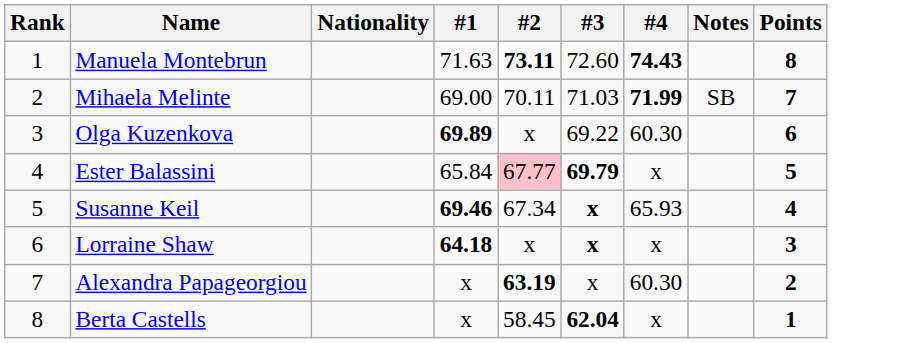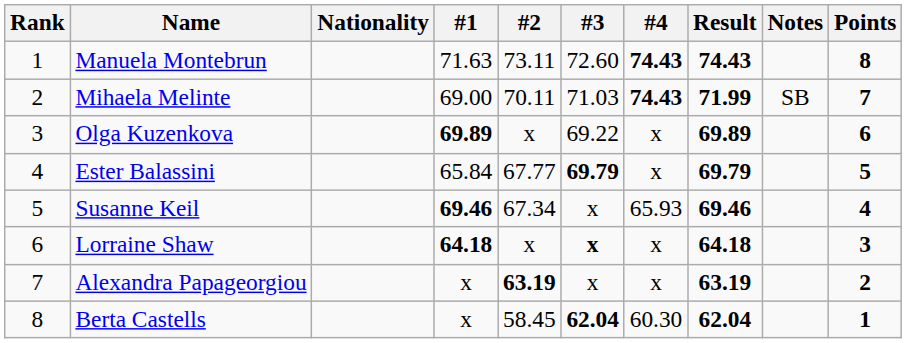+ column: (725, 23)
(529, 60) bold -> (529, 60) normal
(656, 97) 71.99 -> (656, 97) 74.43
(656, 134) 60.30 -> (656, 134) x
(529, 171) pink background -> (529, 171) no background
(593, 208) bold -> (593, 208) normal
(656, 282) 60.30 -> (656, 282) x
(656, 319) x -> (656, 319) 60.30
